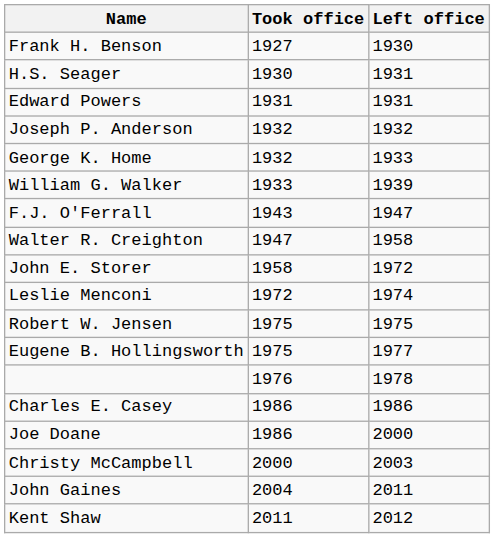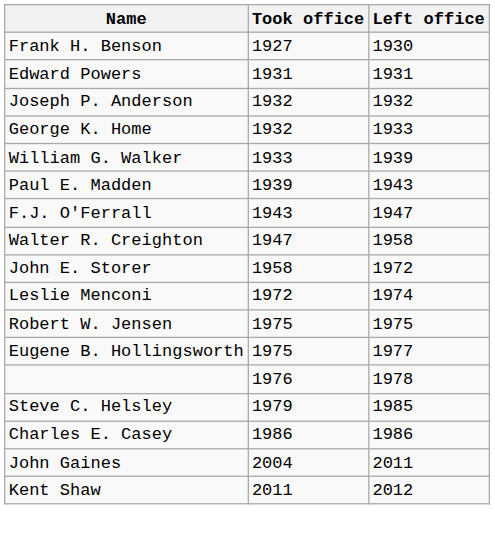- row: (65, 74)
+ row: (80, 185)
+ row: (90, 407)
- row: (55, 435)
- row: (101, 463)
